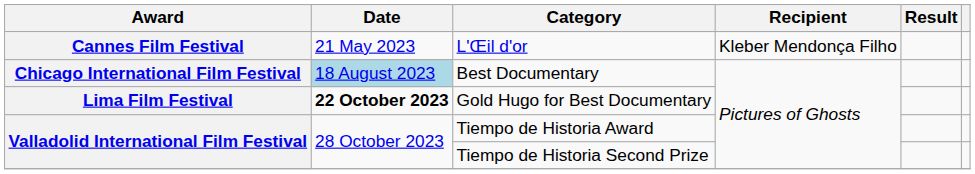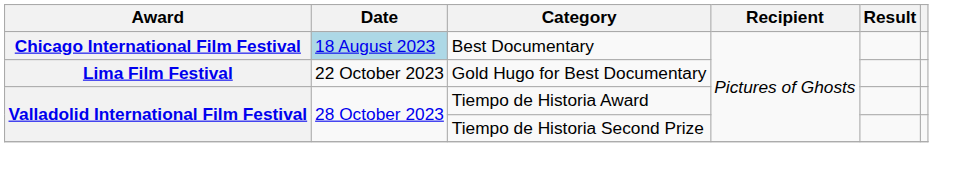- row: (492, 45)
(382, 100) bold -> (379, 73) normal
